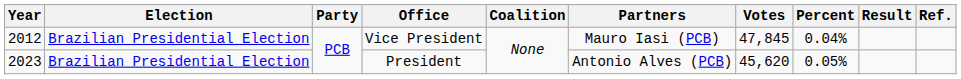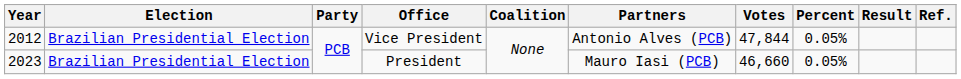(652, 39) Mauro Iasi (PCB) -> (652, 39) Antonio Alves (PCB)
(764, 39) 47,845 -> (764, 39) 47,844
(826, 39) 0.04% -> (826, 39) 0.05%
(652, 62) Antonio Alves (PCB) -> (652, 62) Mauro Iasi (PCB)
(764, 62) 45,620 -> (764, 62) 46,660
